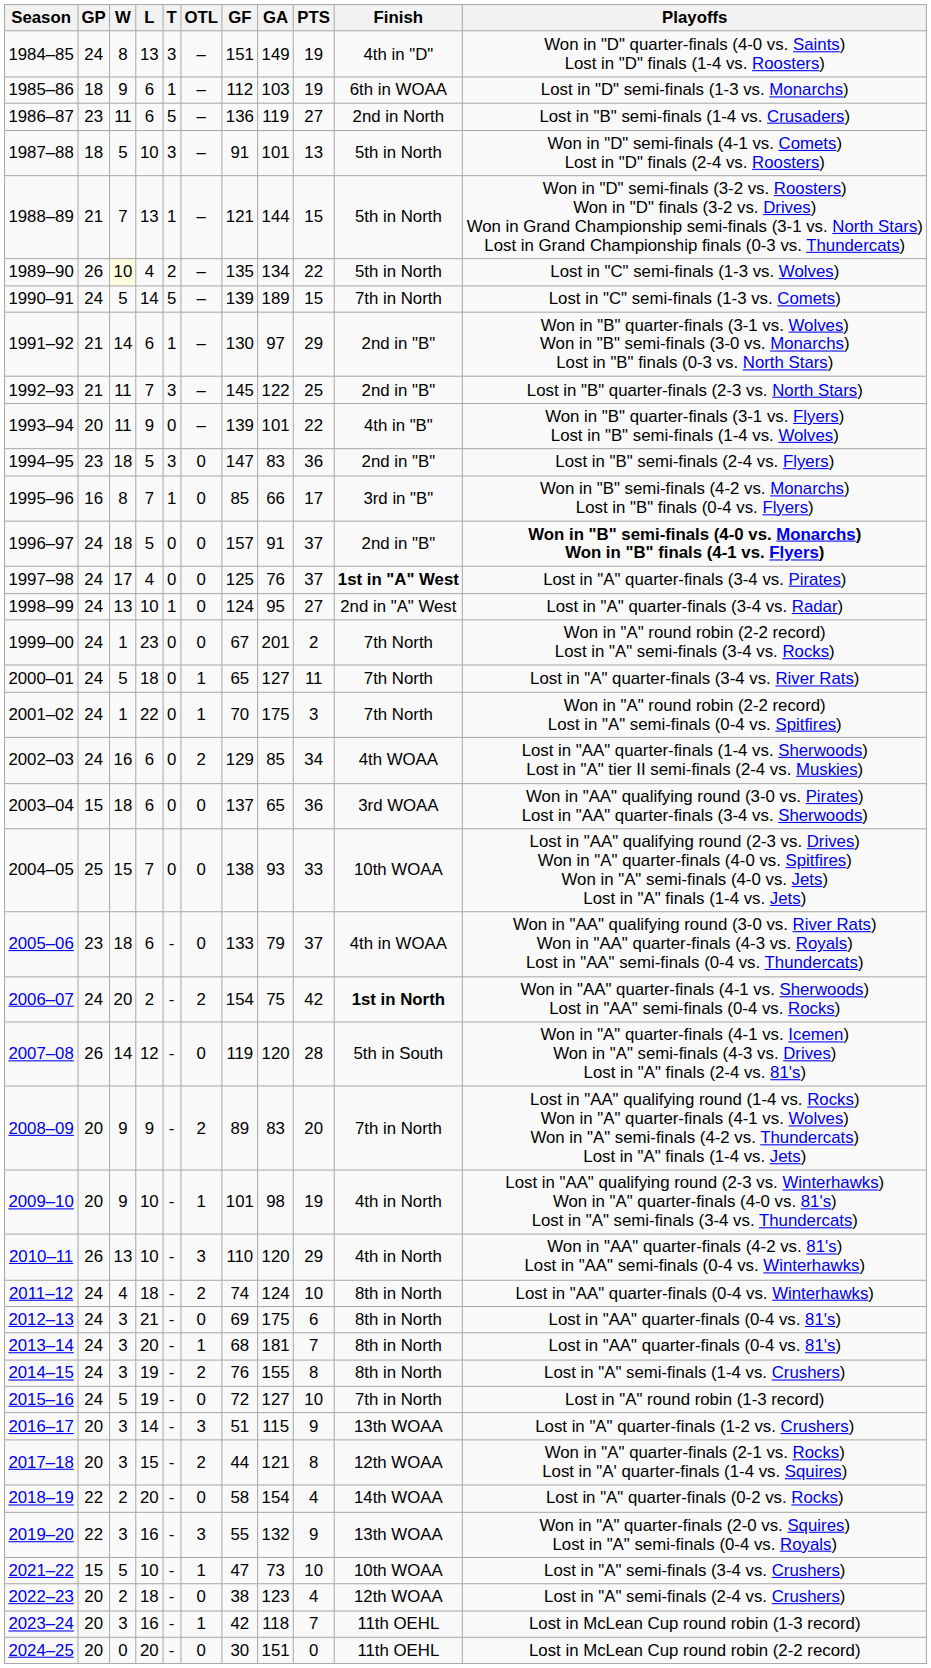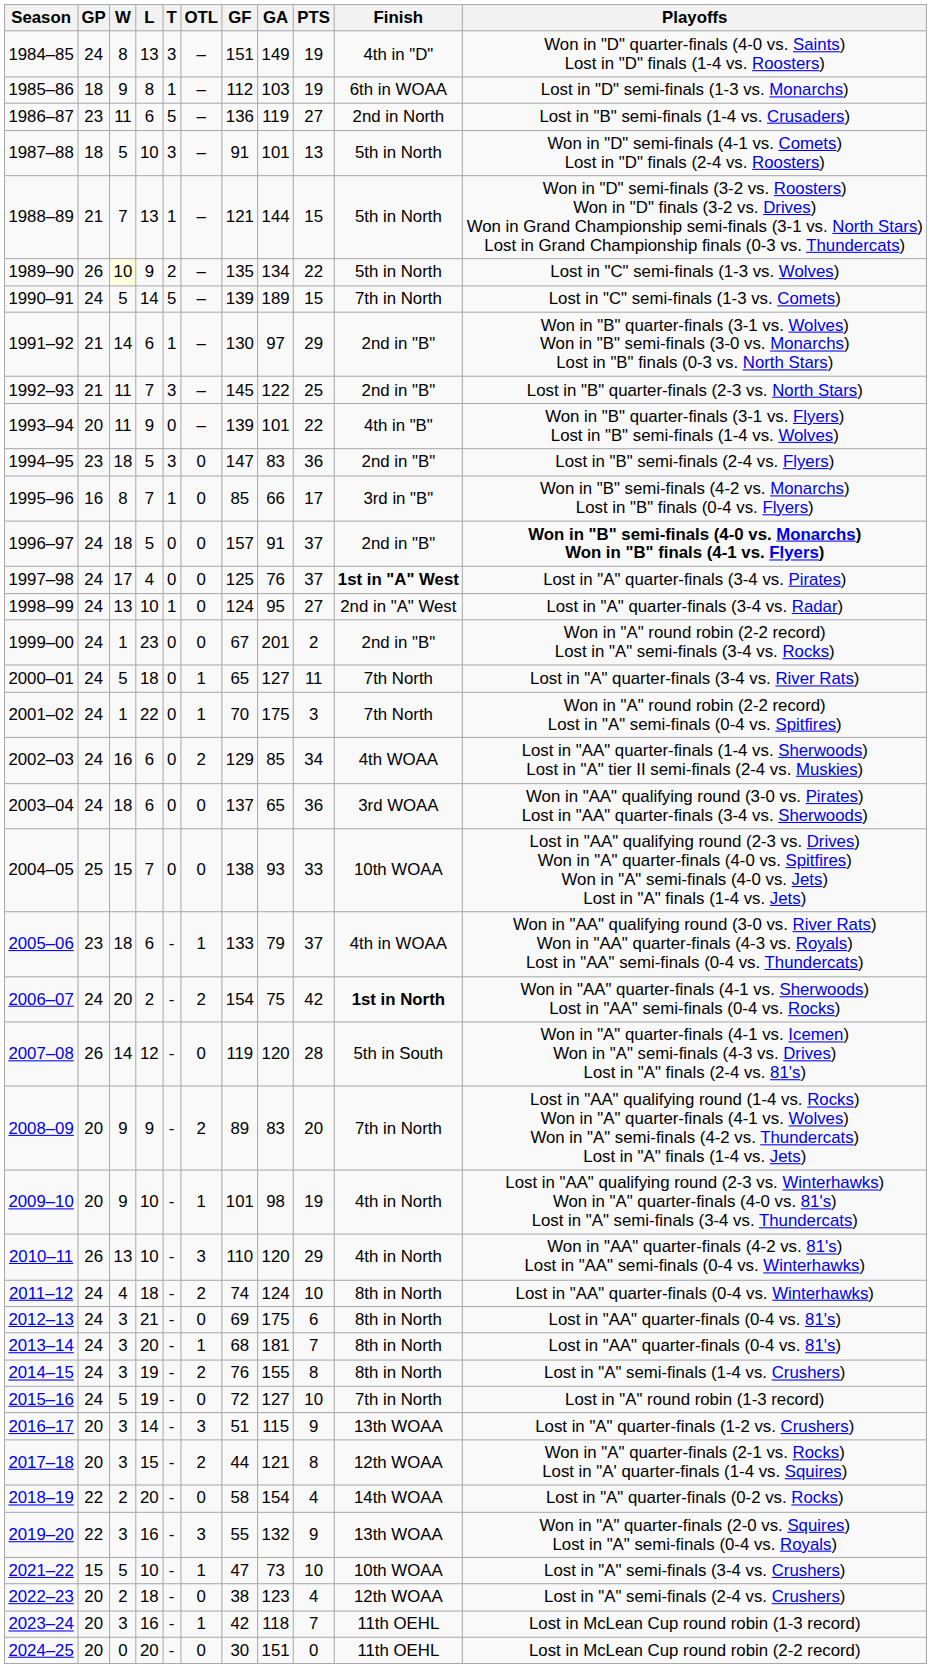(149, 90) 6 -> (149, 90) 8
(149, 272) 4 -> (149, 272) 9
(398, 642) 7th North -> (398, 642) 2nd in "B"
(94, 805) 15 -> (94, 805) 24
(201, 944) 0 -> (201, 944) 1
